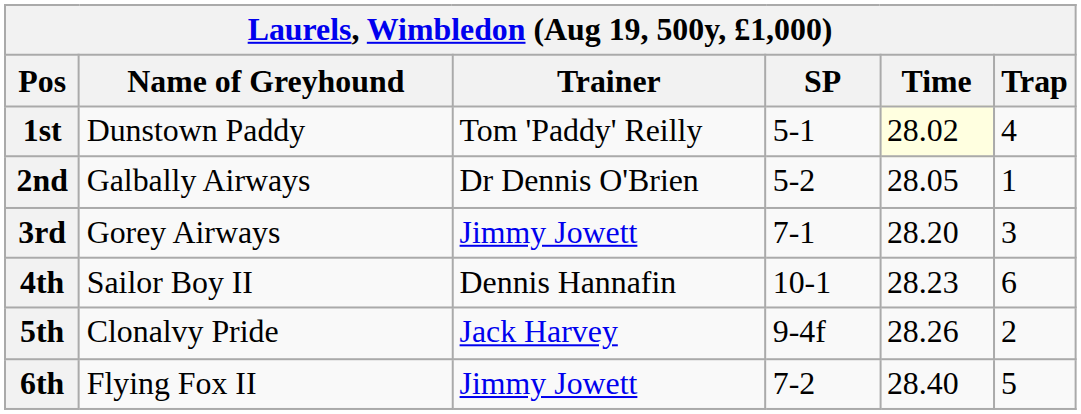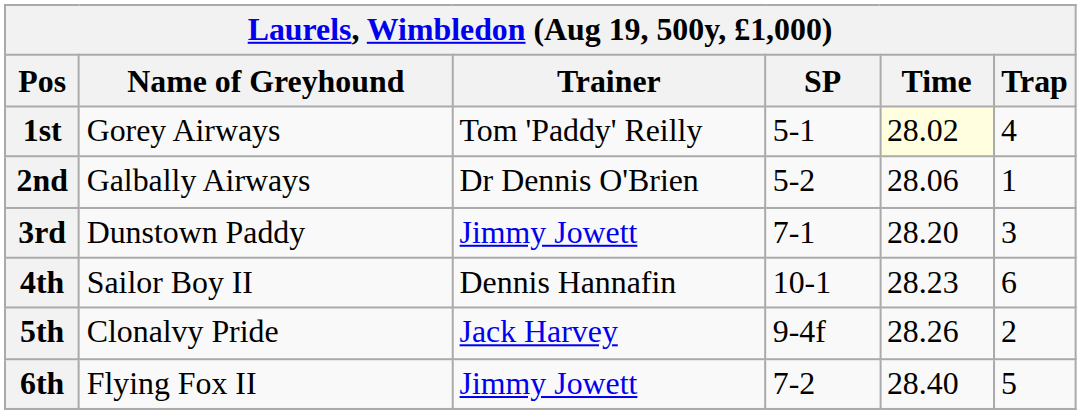(196, 130) Dunstown Paddy -> (184, 130) Gorey Airways
(923, 181) 28.05 -> (923, 181) 28.06
(184, 231) Gorey Airways -> (196, 231) Dunstown Paddy
